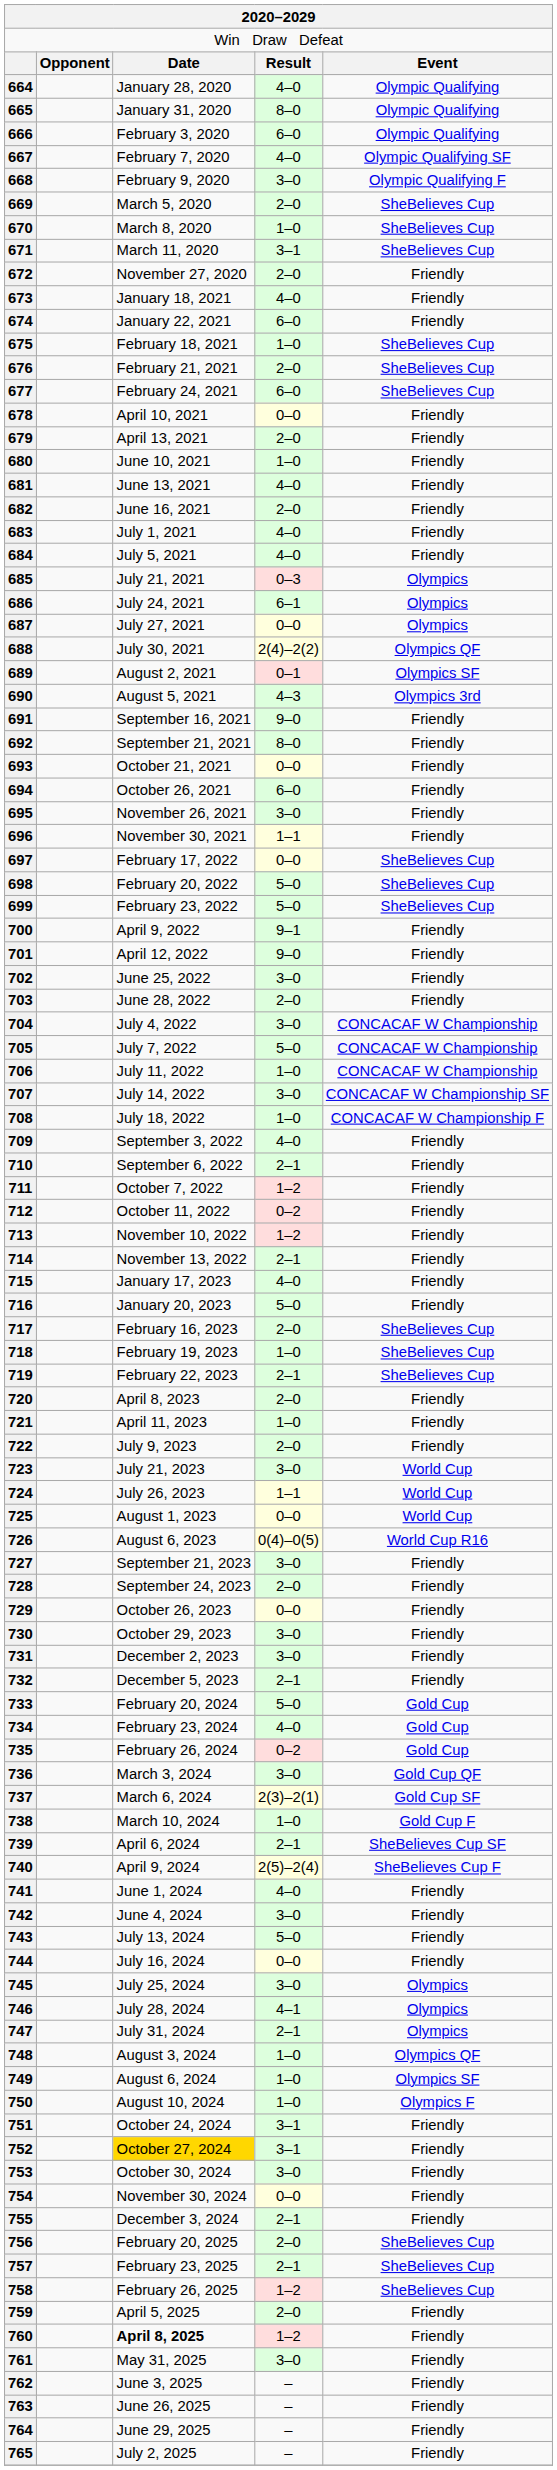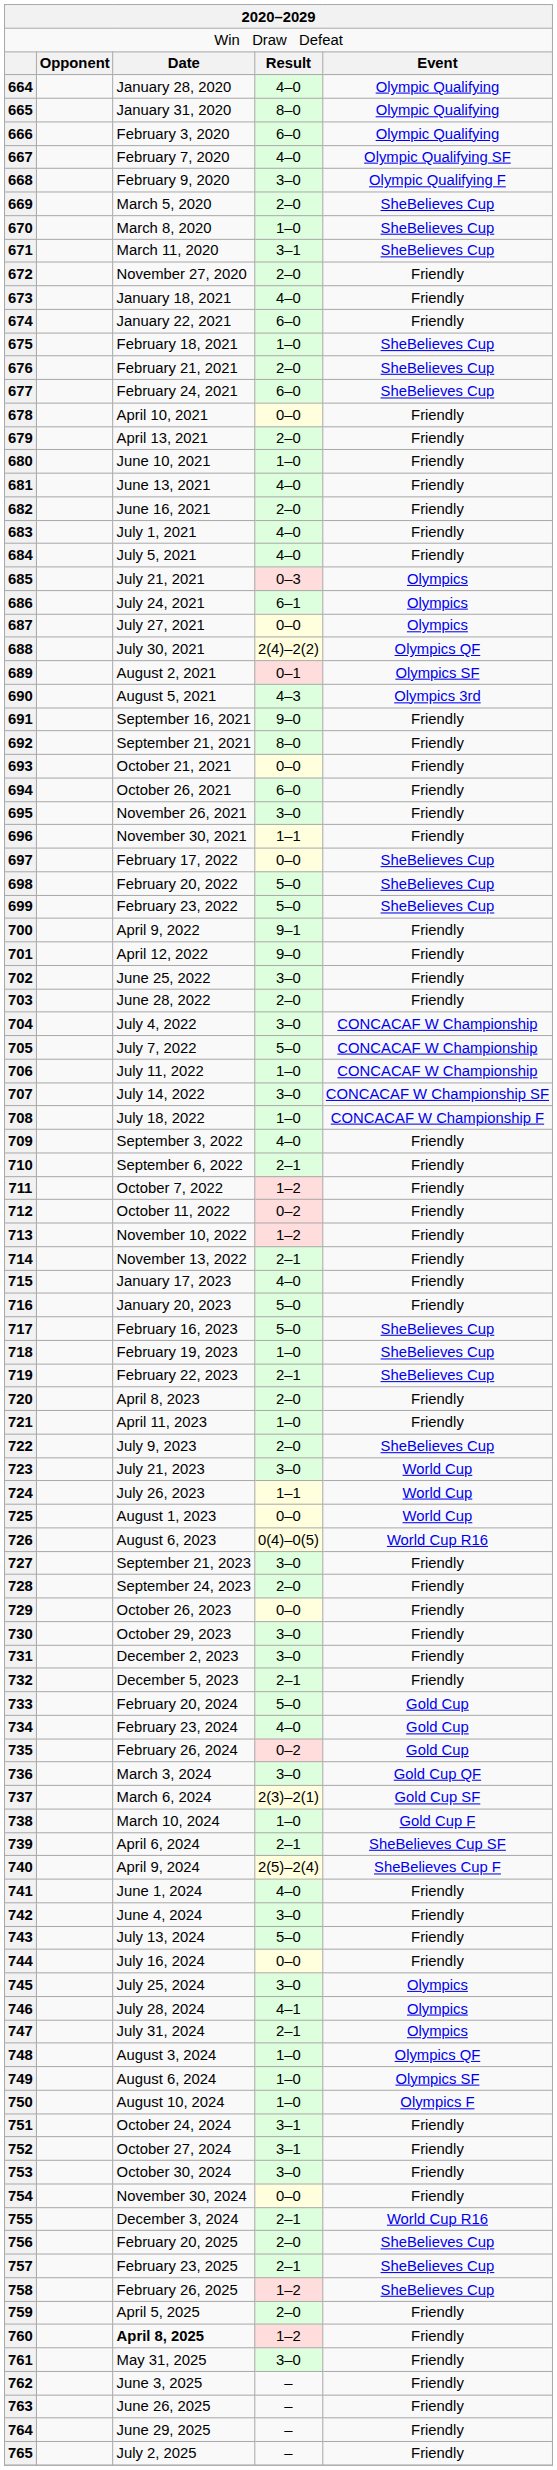(288, 1329) 2–0 -> (288, 1329) 5–0
(437, 1446) Friendly -> (437, 1446) SheBelieves Cup
(174, 2149) gold background -> (174, 2149) no background
(437, 2219) Friendly -> (437, 2219) World Cup R16
